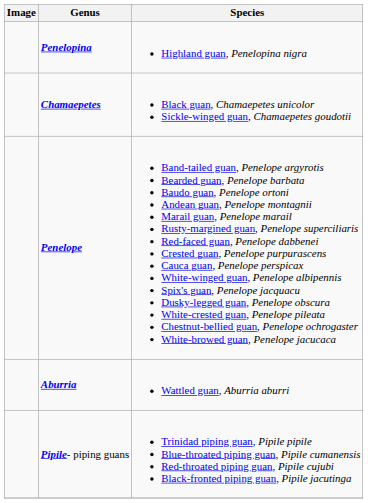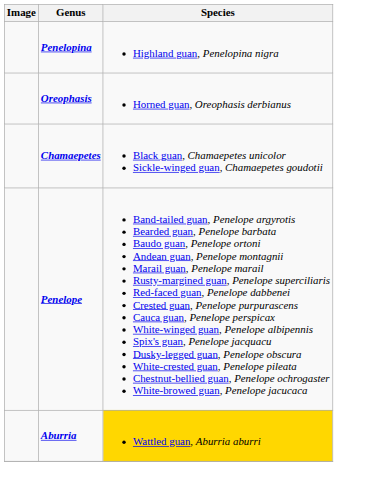+ row: (66, 98)
(247, 391) no background -> (218, 442) gold background
- row: (85, 454)
